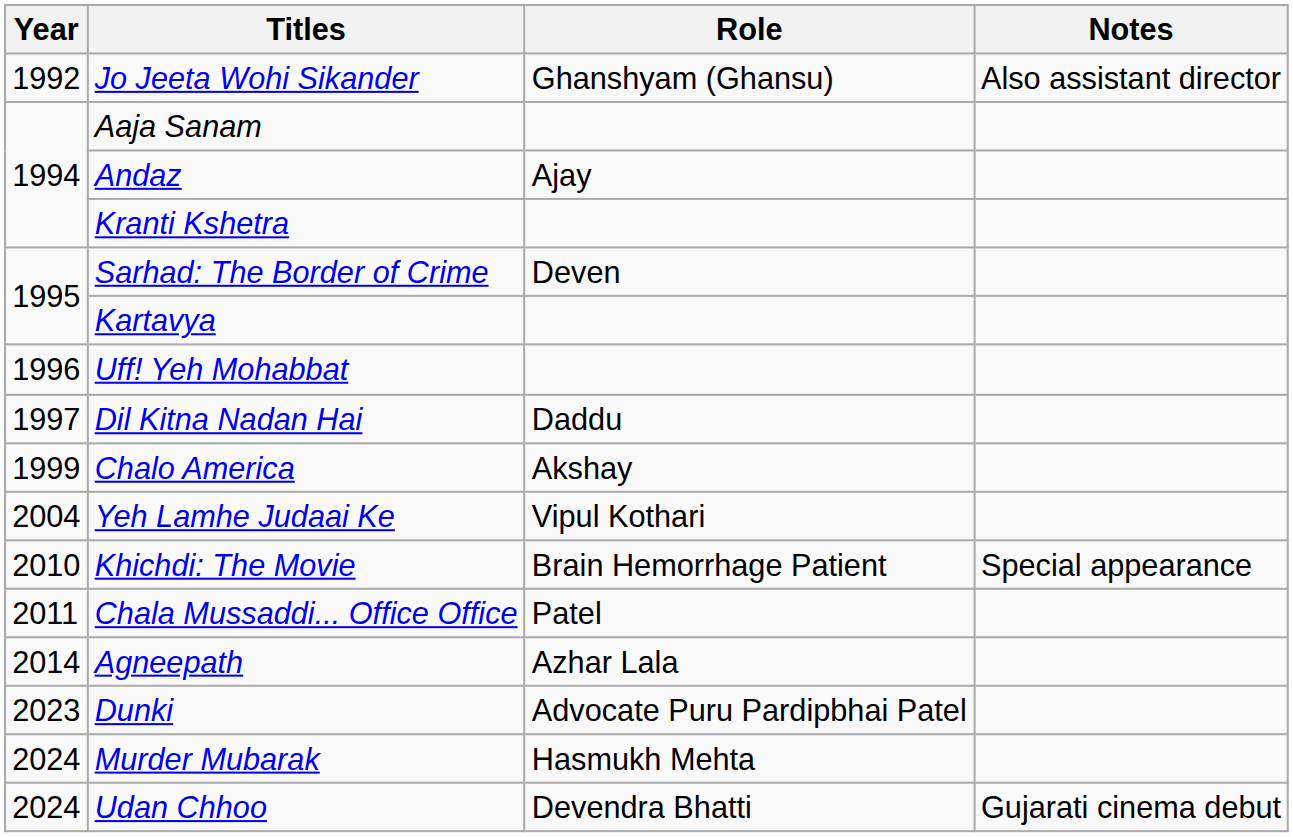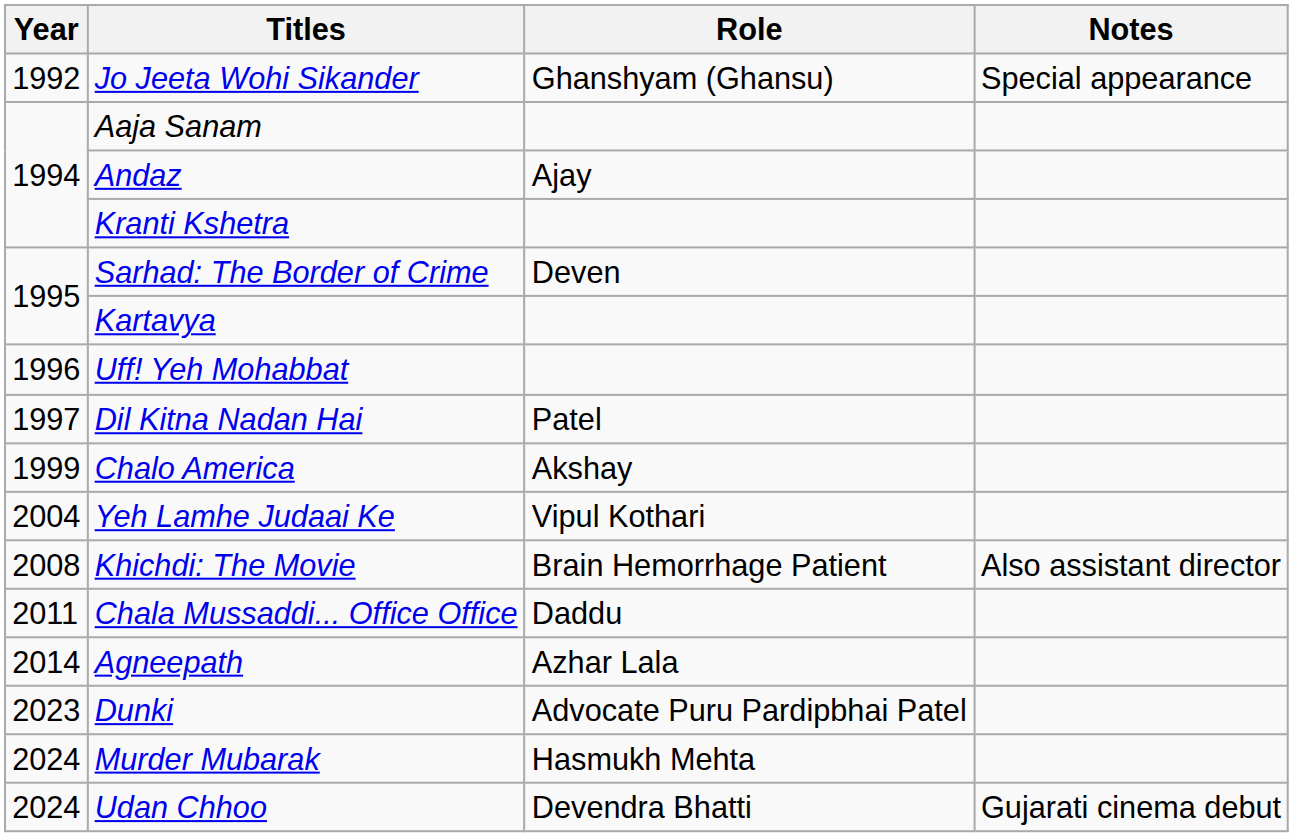(1131, 78) Also assistant director -> (1117, 78) Special appearance
(577, 418) Daddu -> (567, 418) Patel
(46, 564) 2010 -> (46, 564) 2008
(1117, 564) Special appearance -> (1131, 564) Also assistant director
(567, 613) Patel -> (577, 613) Daddu
